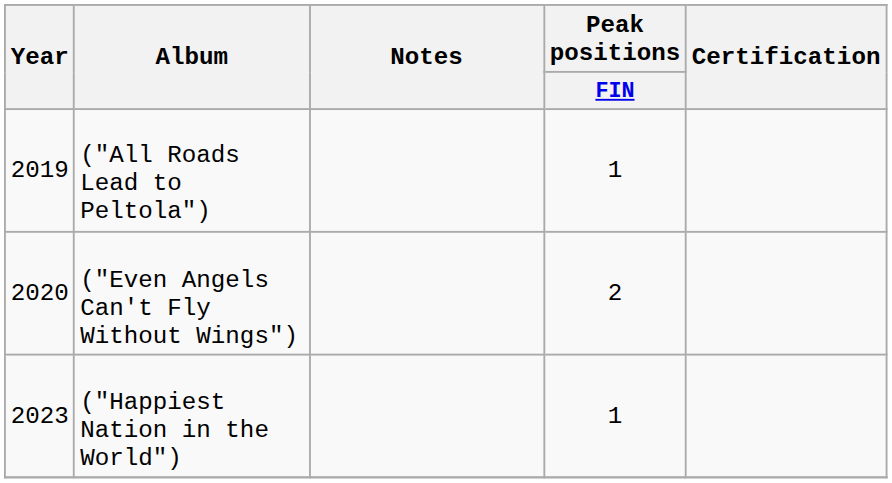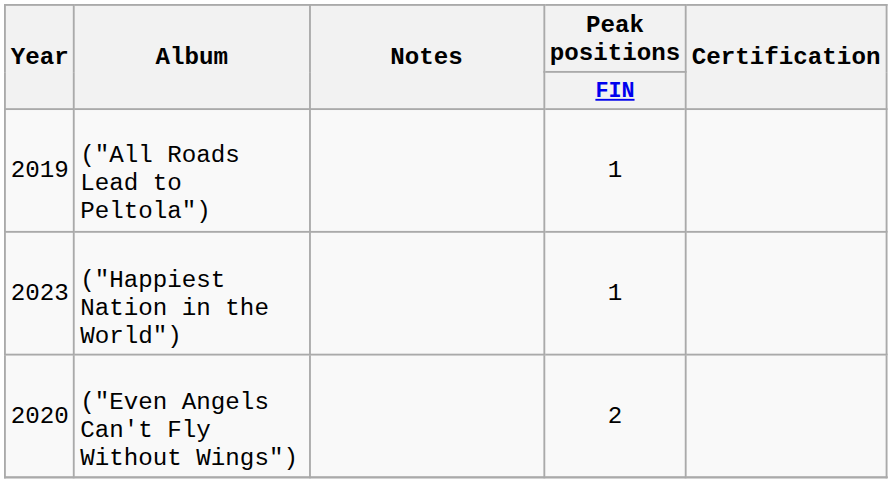rows swapped: (189, 307) <-> (175, 431)
